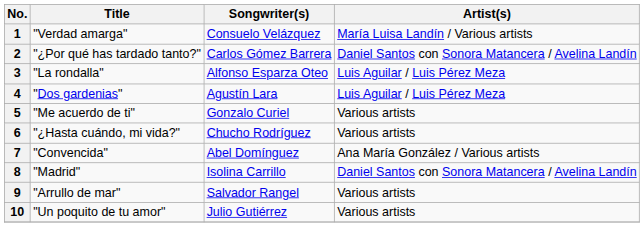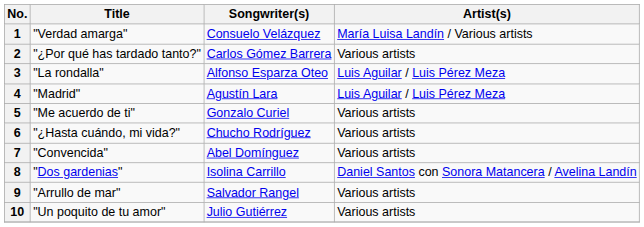(487, 53) Daniel Santos con Sonora Matancera / Avelina Landín -> (376, 53) Various artists
(78, 93) "Dos gardenias" -> (57, 93) "Madrid"
(438, 152) Ana María González / Various artists -> (376, 152) Various artists
(57, 172) "Madrid" -> (78, 172) "Dos gardenias"
